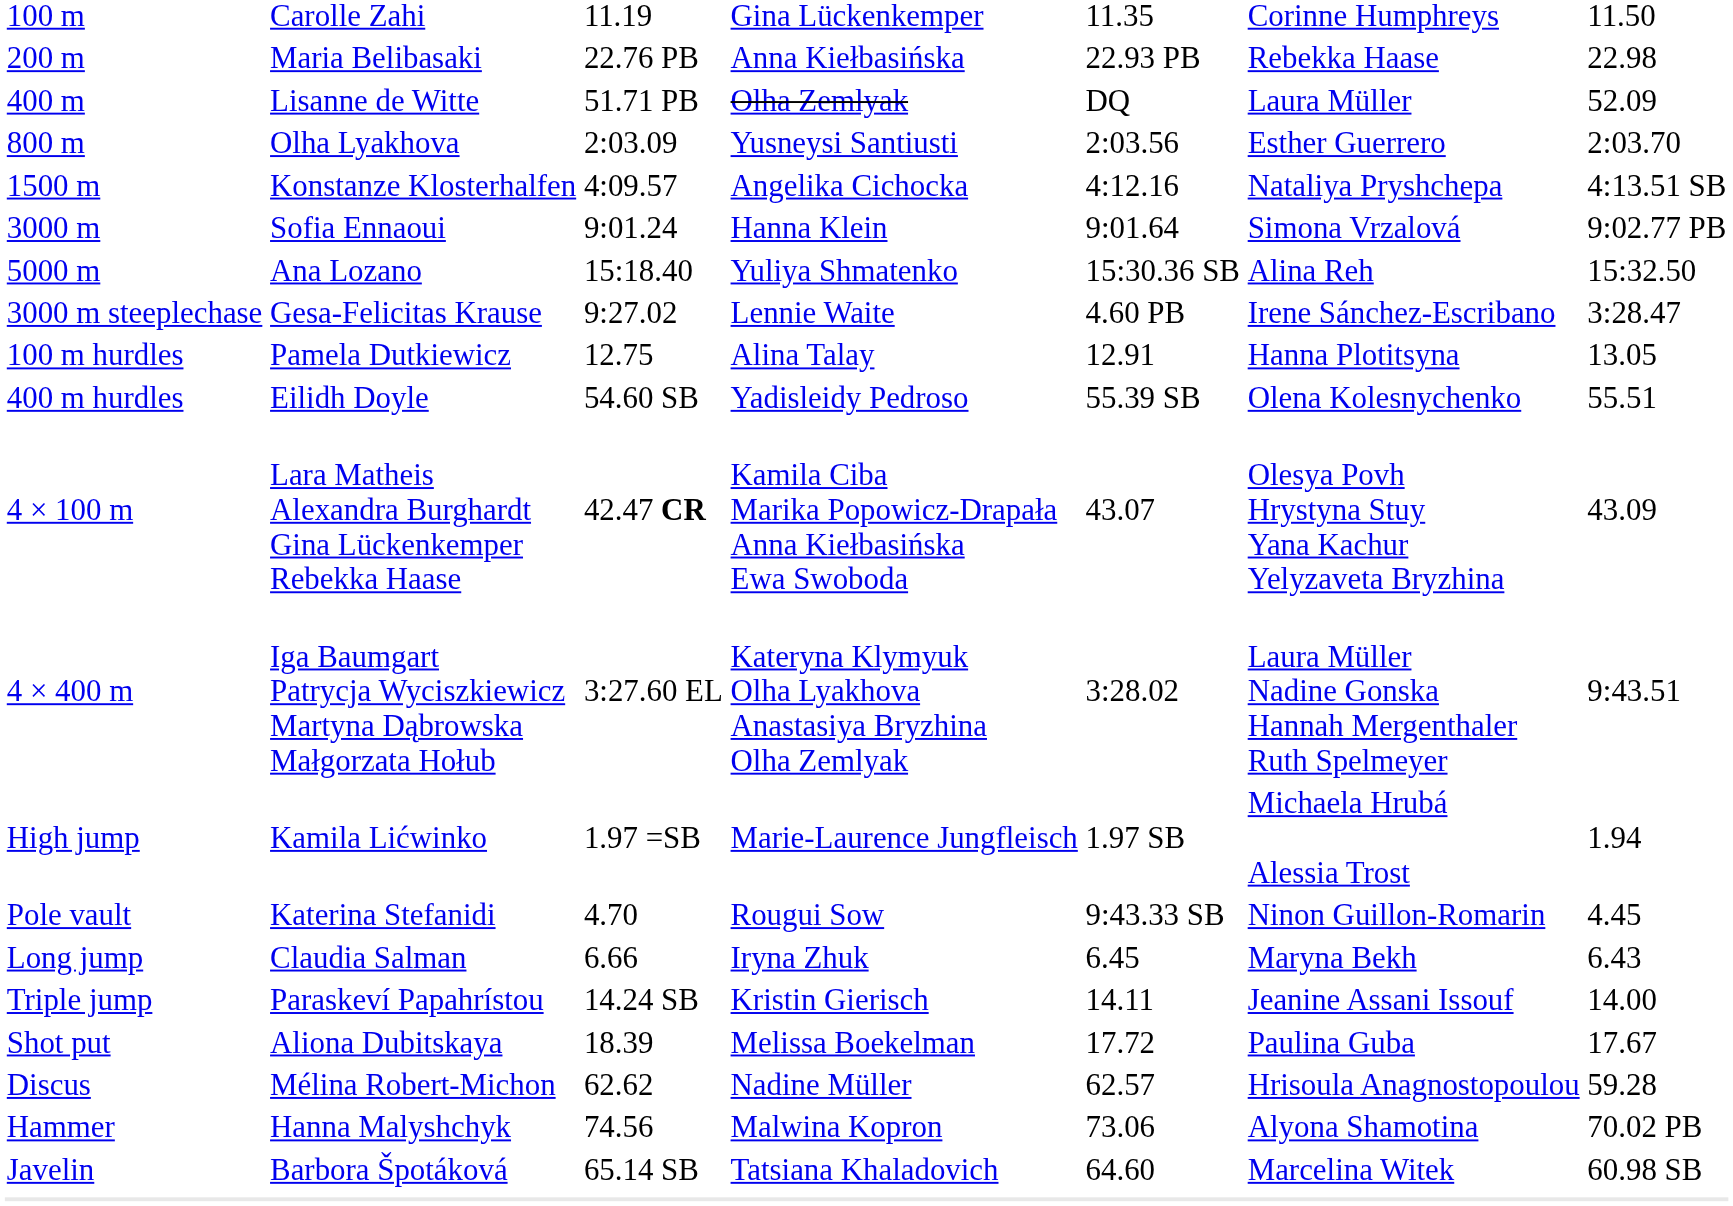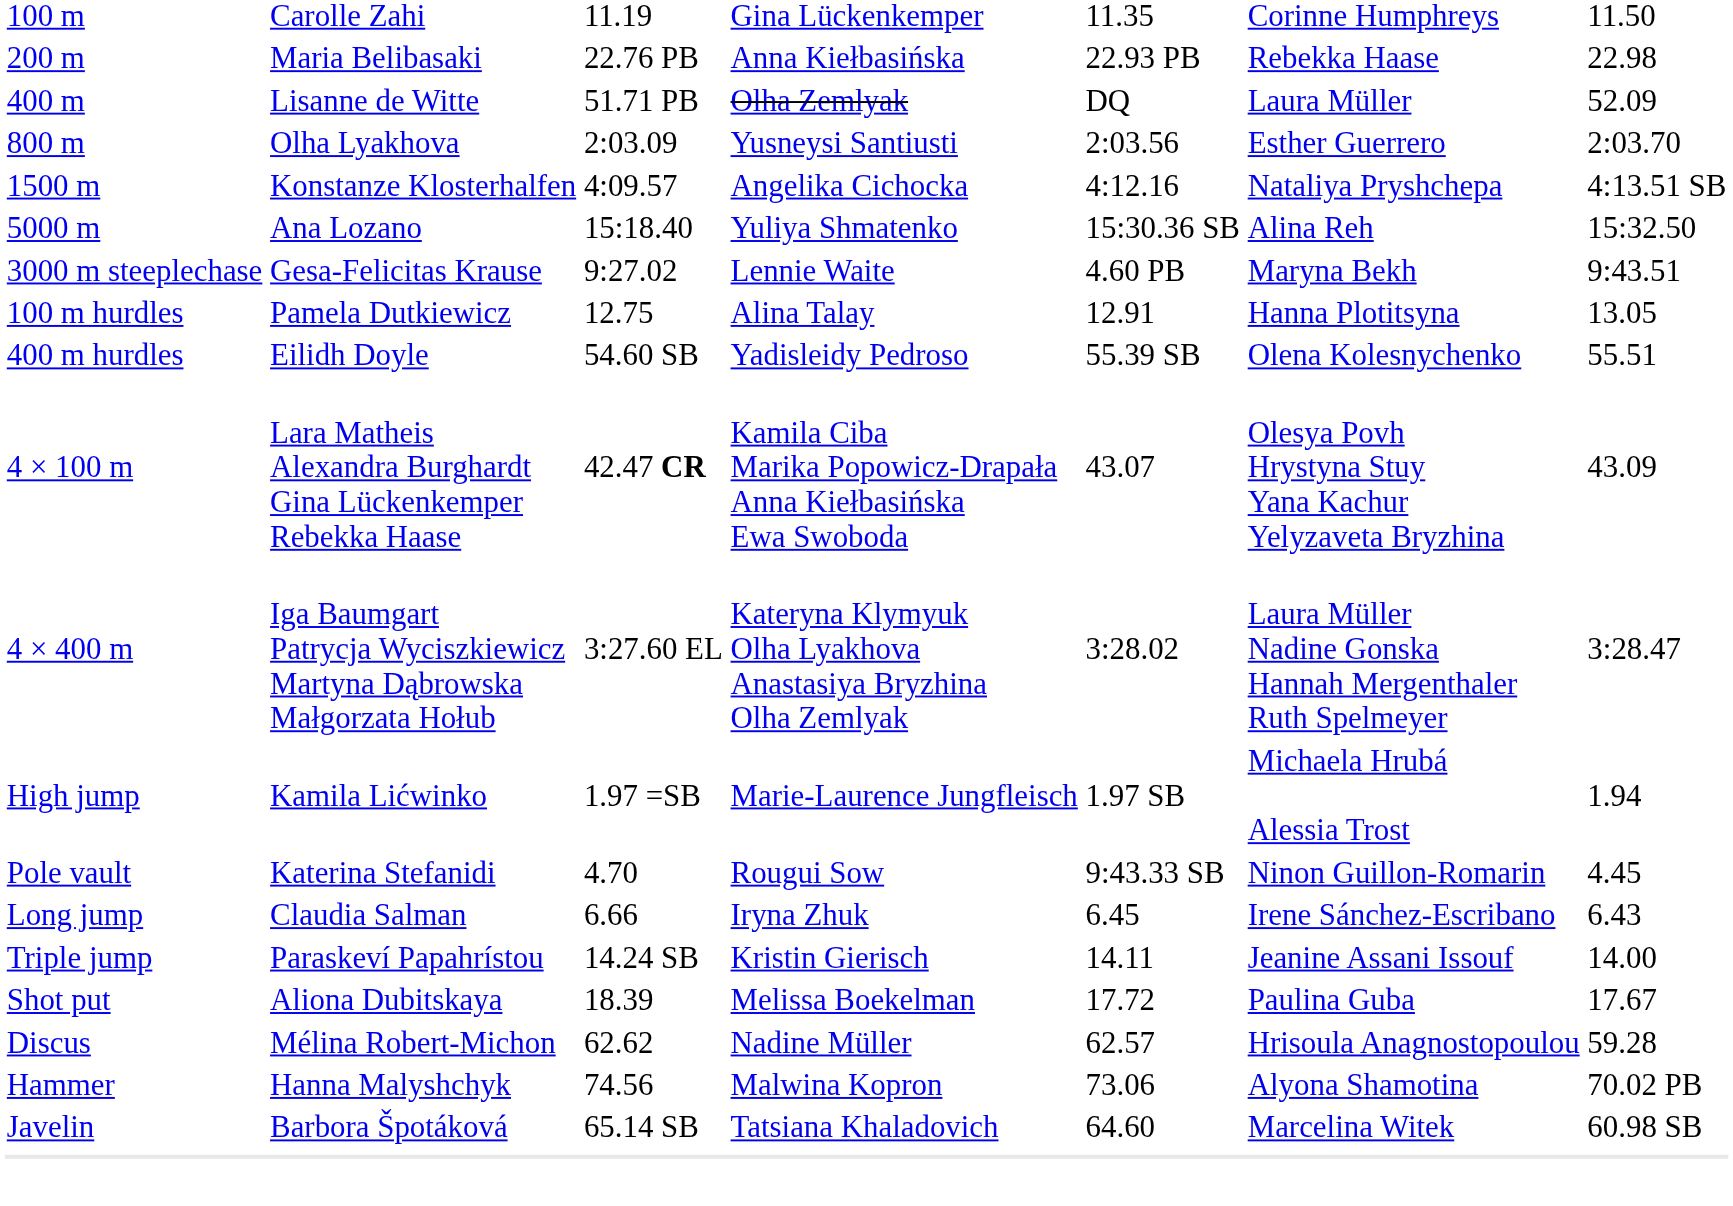- row: (54, 227)
(1402, 312) Irene Sánchez-Escribano -> (1332, 270) Maryna Bekh
(1634, 312) 3:28.47 -> (1634, 270) 9:43.51
(1634, 691) 9:43.51 -> (1634, 648) 3:28.47
(1332, 957) Maryna Bekh -> (1402, 915) Irene Sánchez-Escribano
